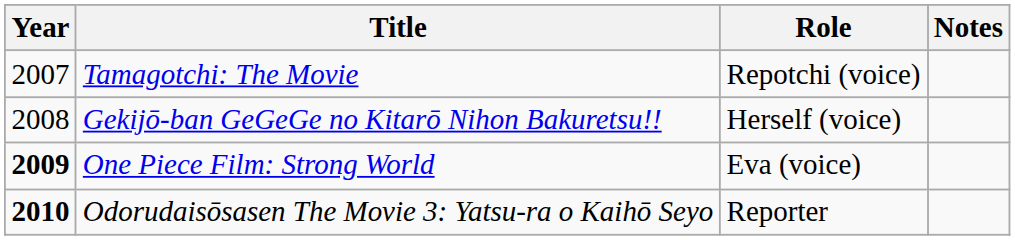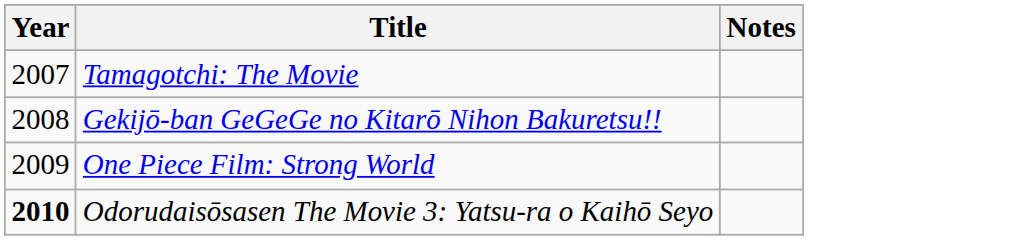- column: (824, 27)
(41, 165) bold -> (41, 165) normal
